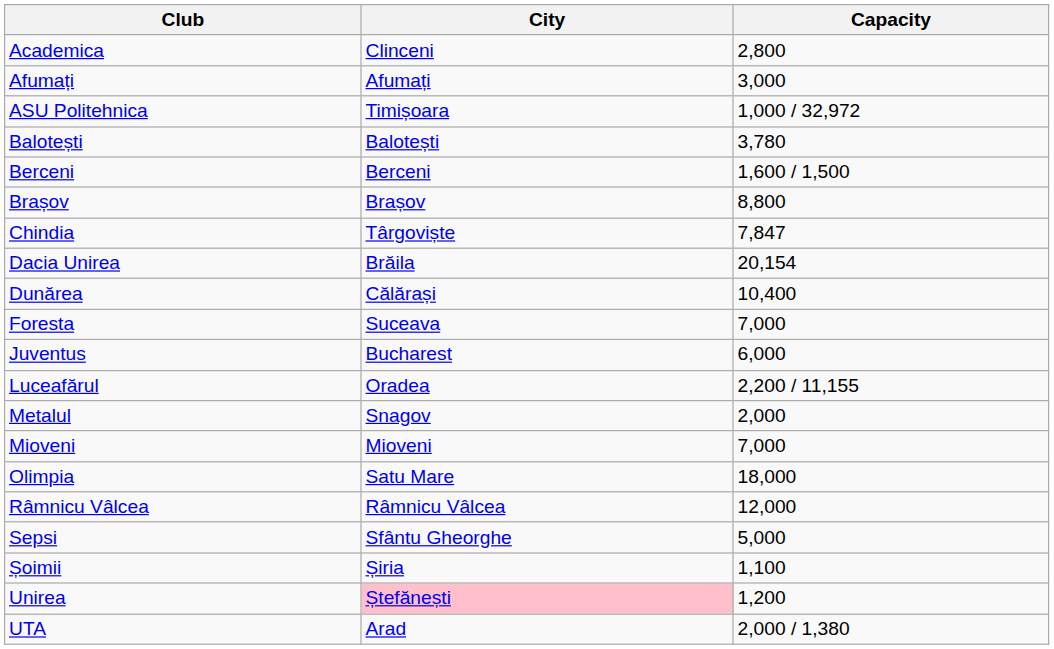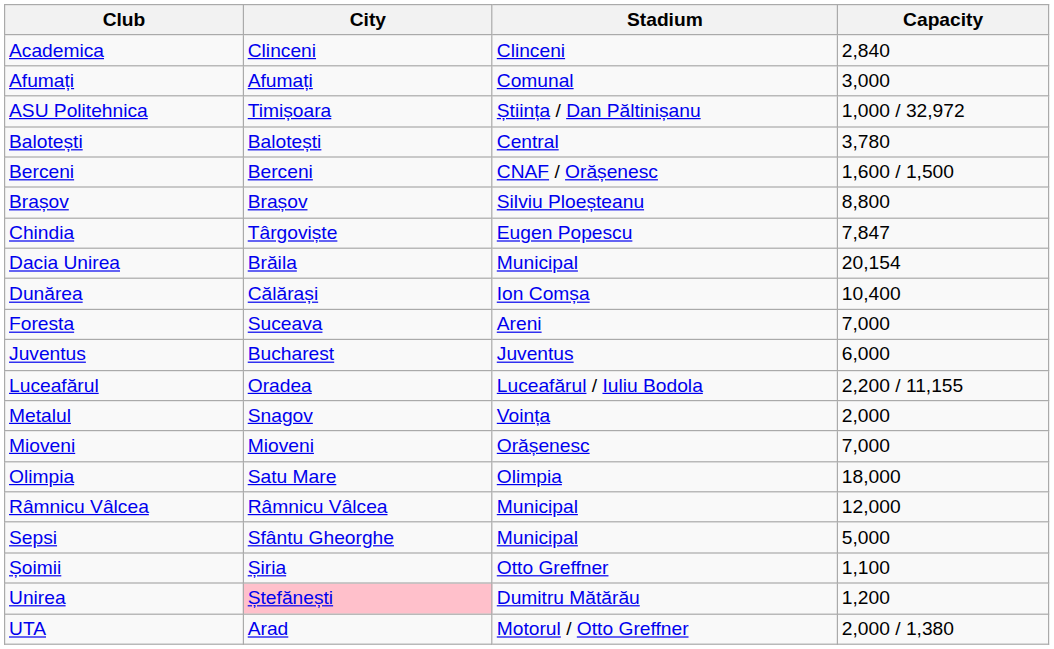+ column: (665, 19)
(762, 50) 2,800 -> (866, 50) 2,840
